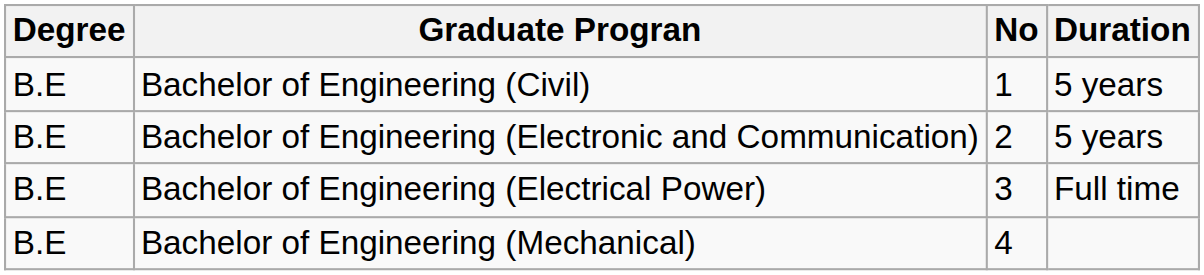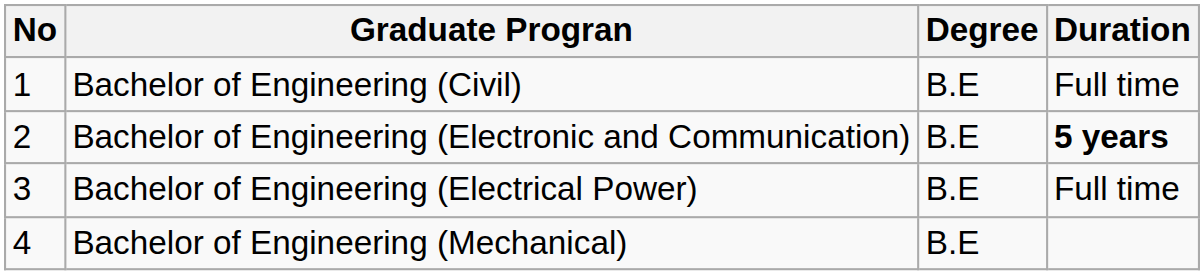columns swapped: (1016, 30) <-> (69, 30)
(1108, 83) 5 years -> (1117, 83) Full time
(1108, 136) normal -> (1111, 136) bold
